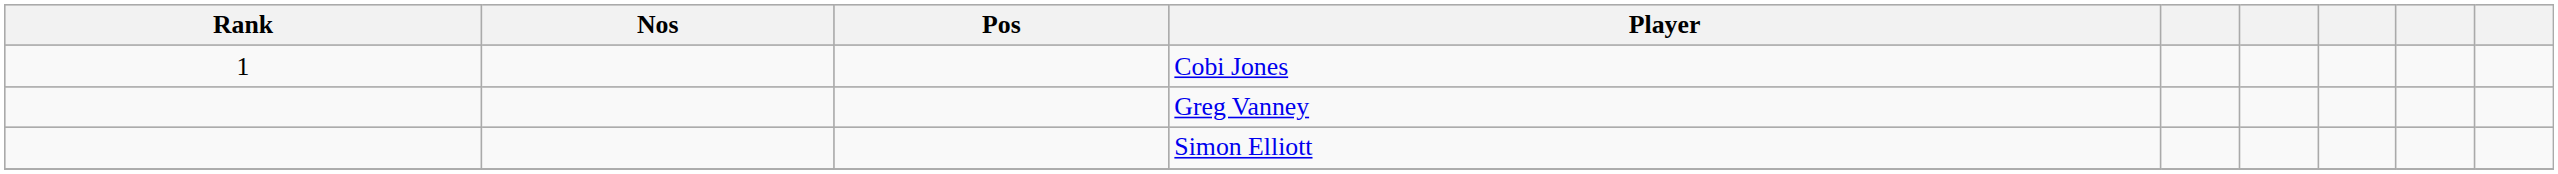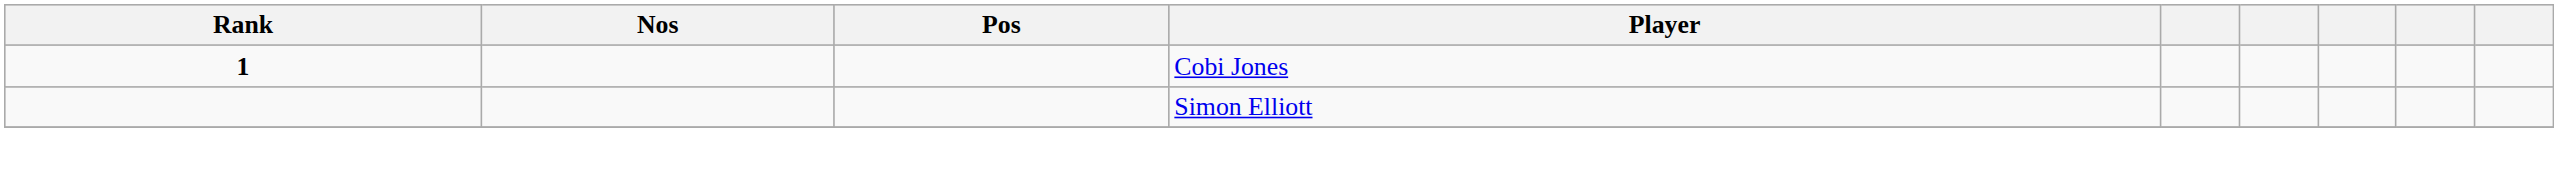(243, 65) normal -> (243, 65) bold
- row: (1242, 106)
